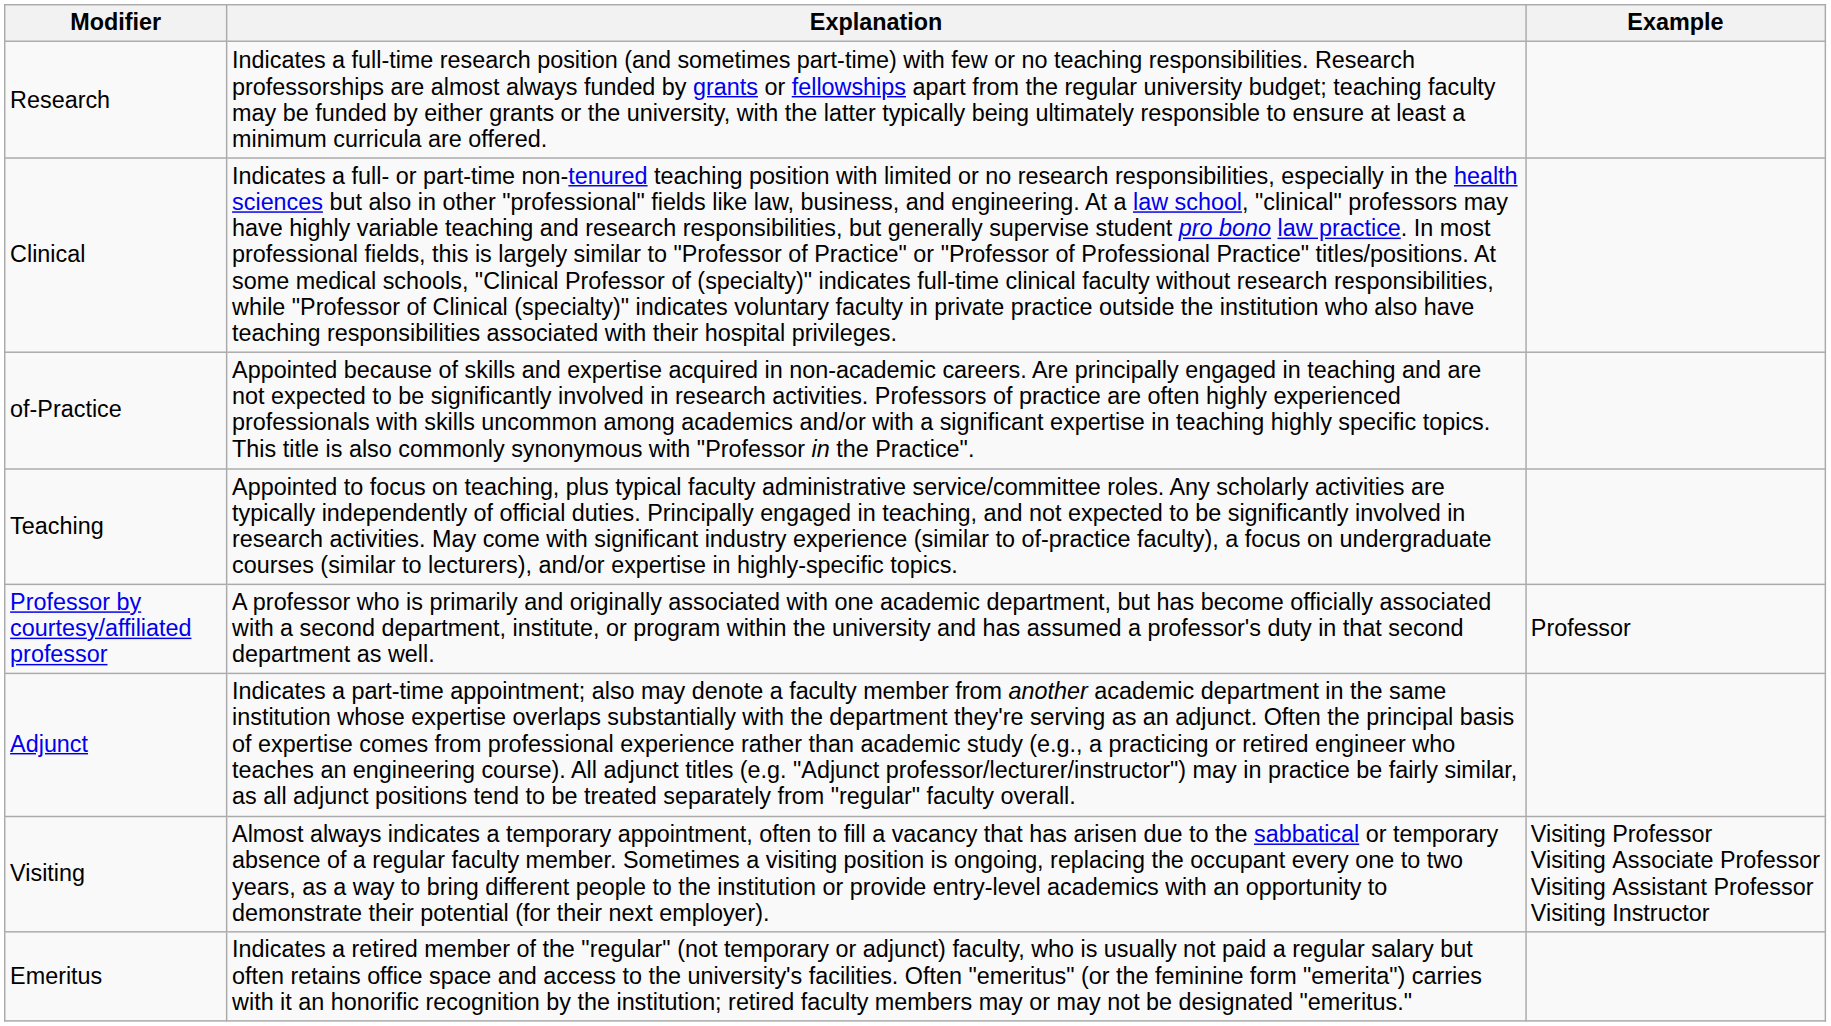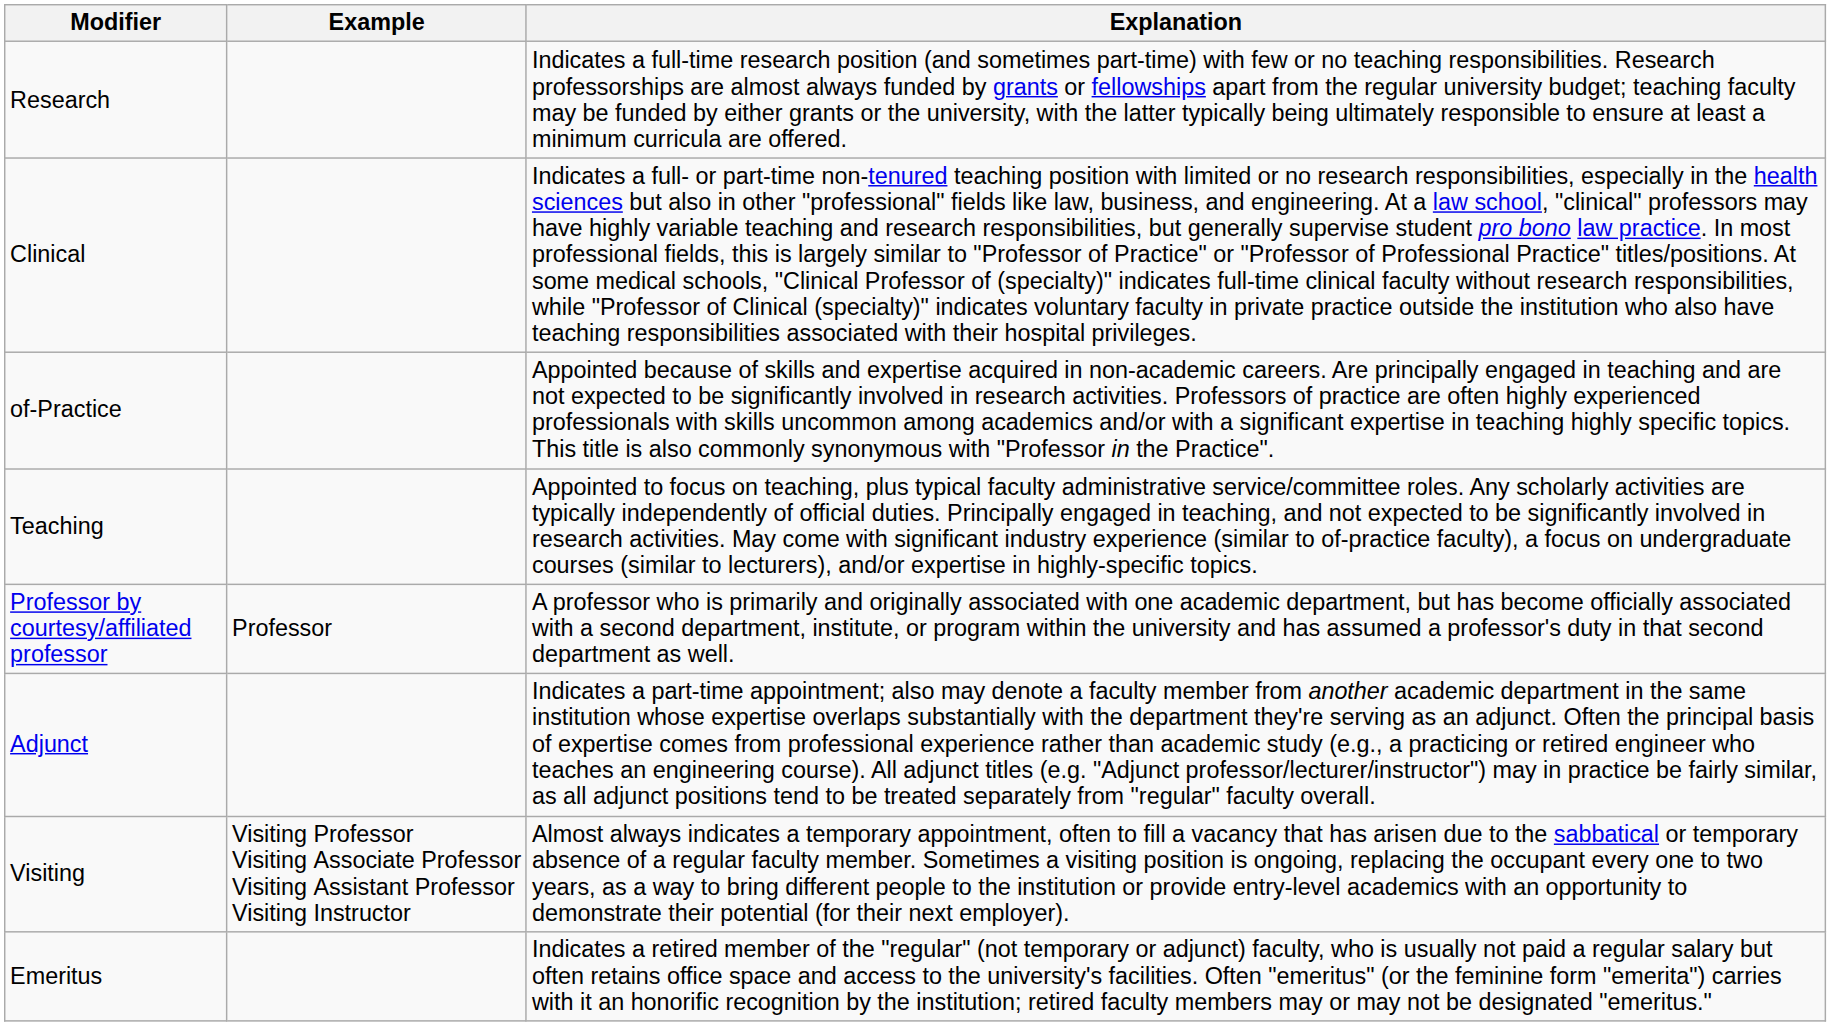columns swapped: (1675, 23) <-> (876, 23)
